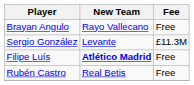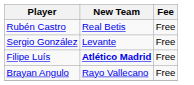rows swapped: (38, 27) <-> (36, 73)
(171, 42) £11.3M -> (166, 42) Free
